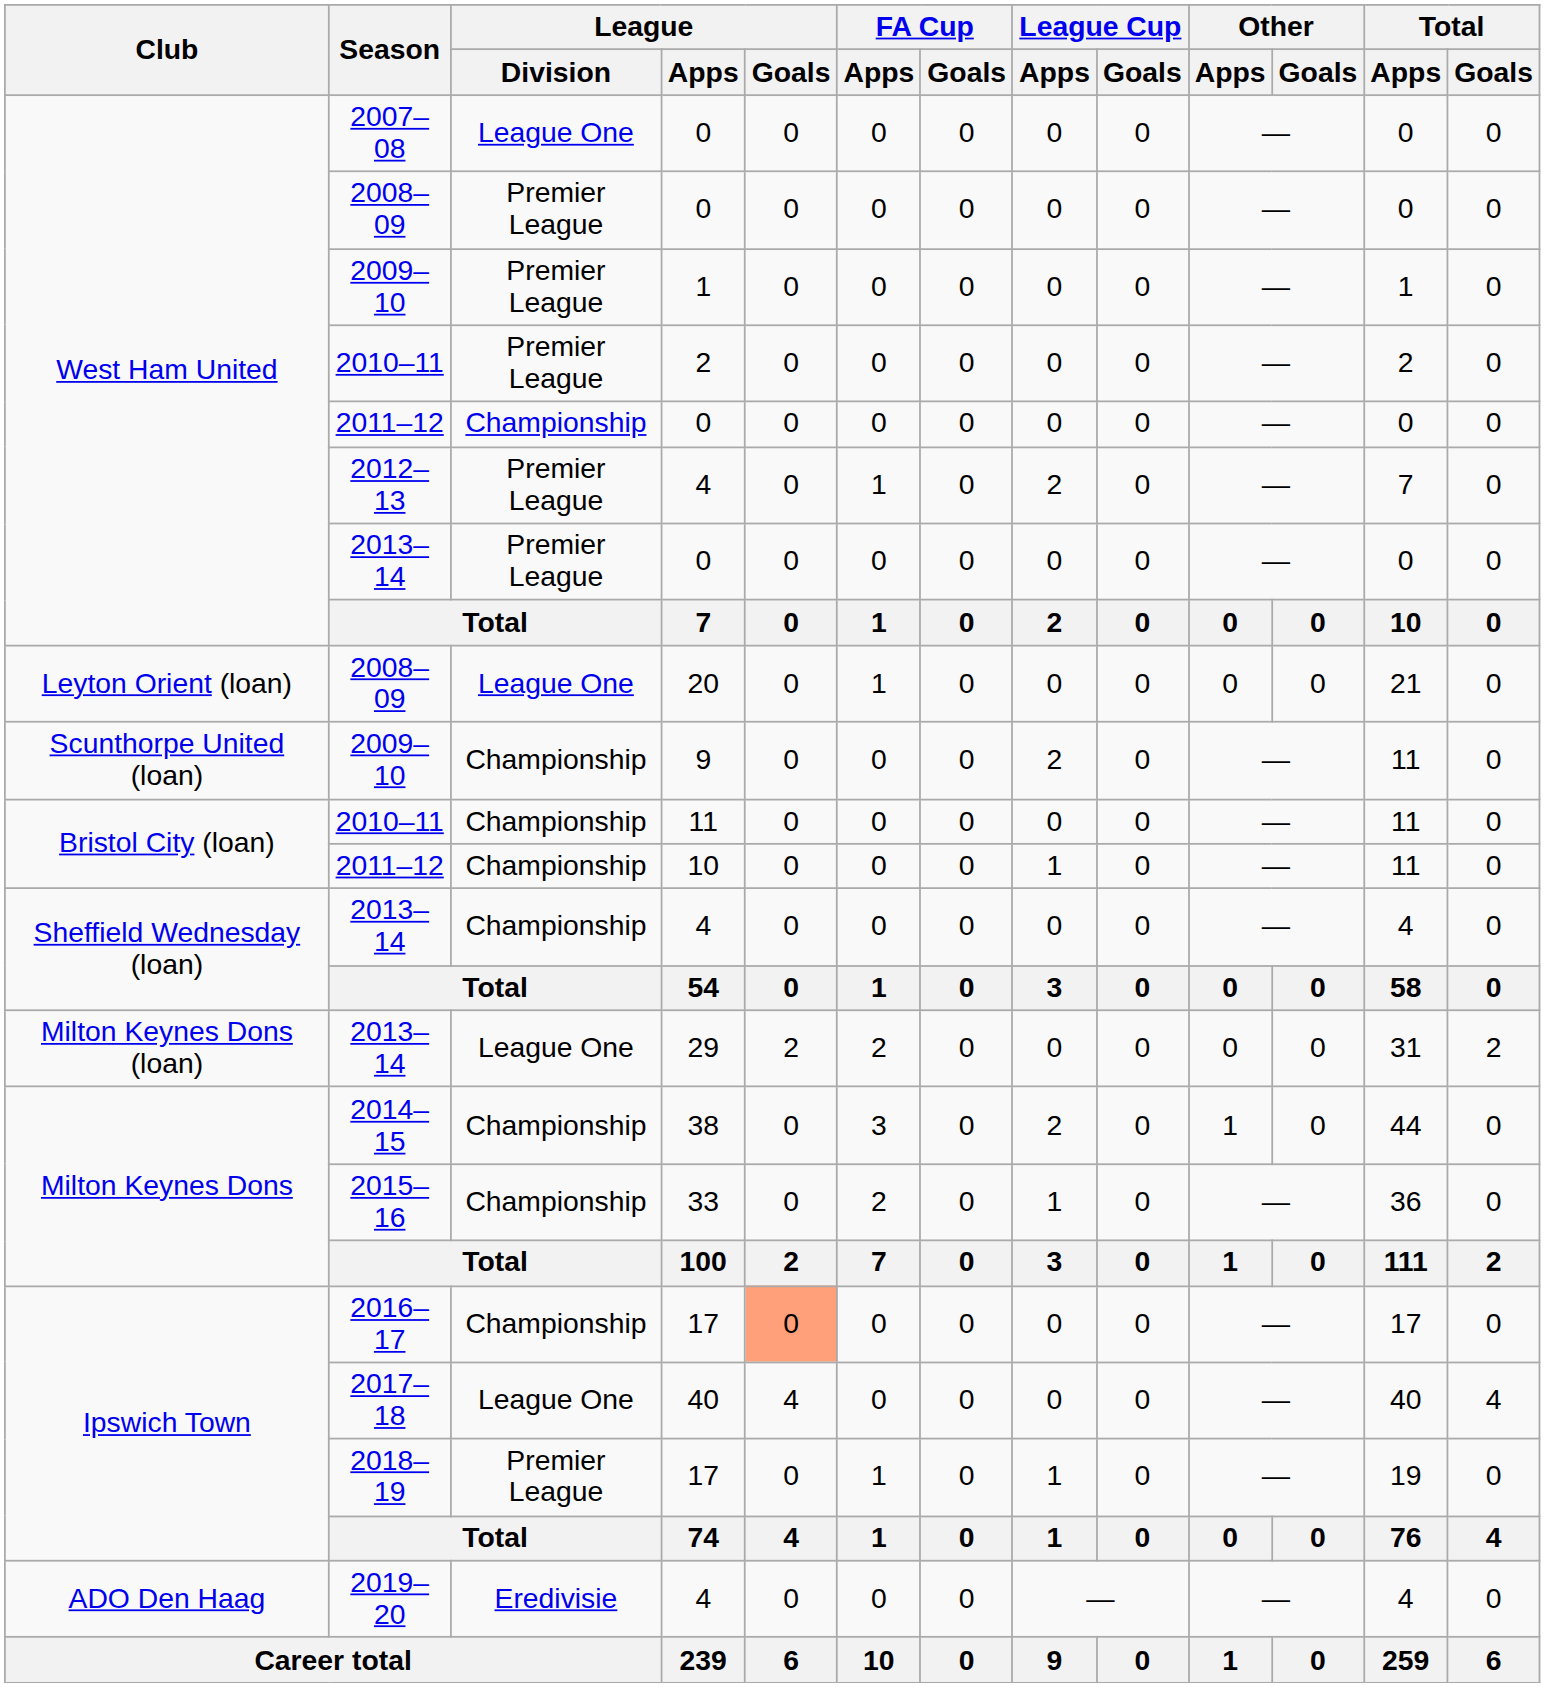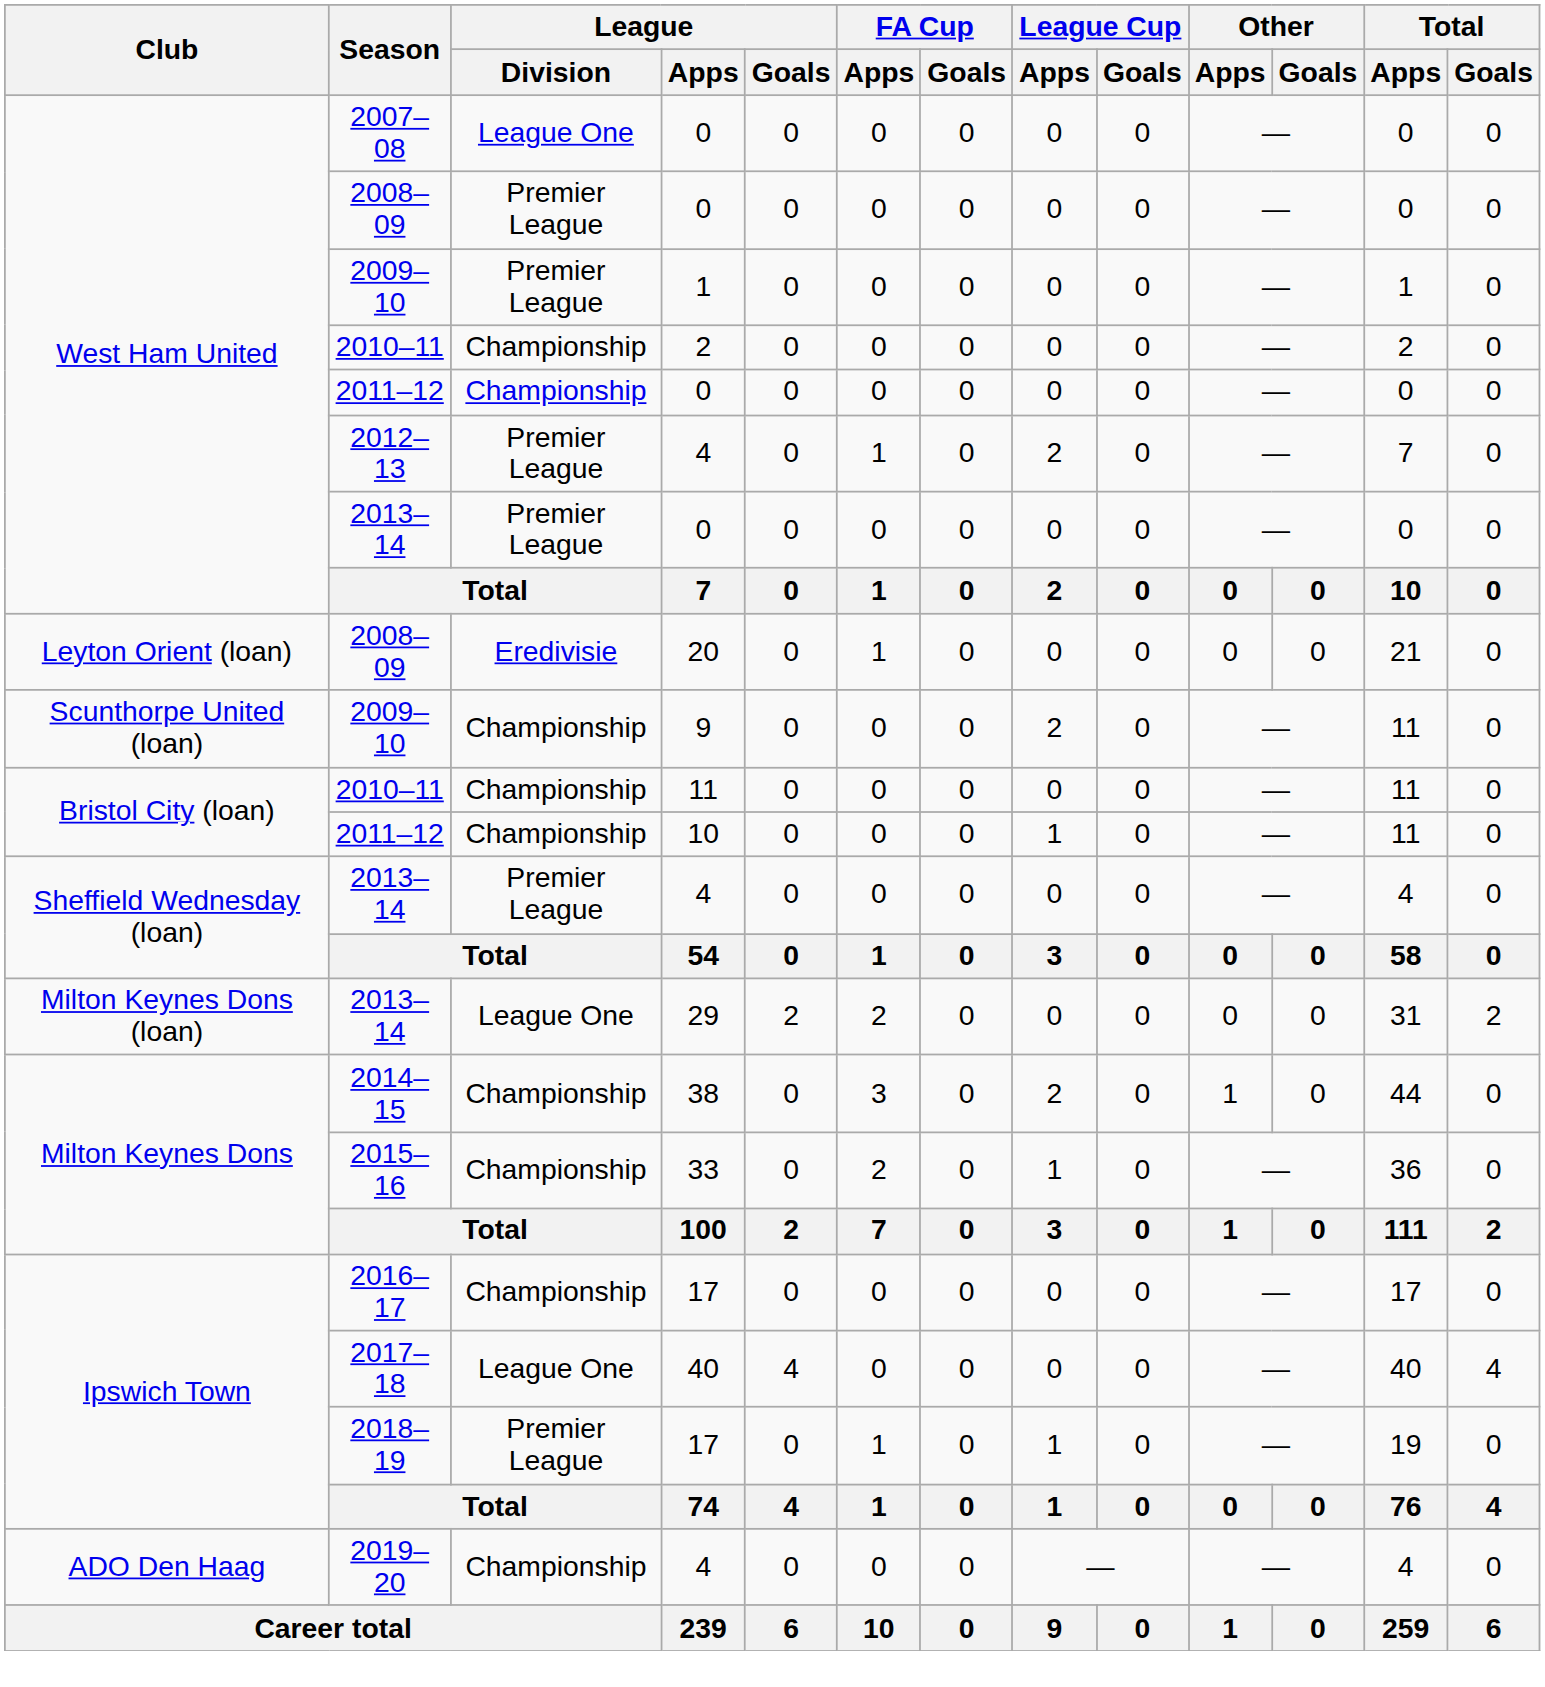(556, 363) Premier League -> (556, 347) Championship
(556, 683) League One -> (556, 651) Eredivisie
(556, 926) Championship -> (556, 894) Premier League
(791, 1323) lightsalmon background -> (791, 1291) no background
(556, 1598) Eredivisie -> (556, 1566) Championship
